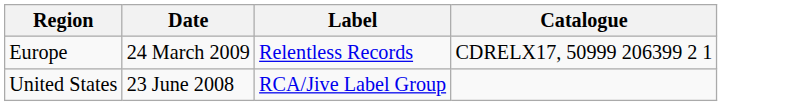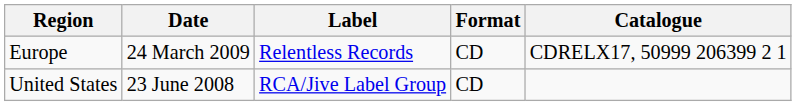+ column: (488, 20)
